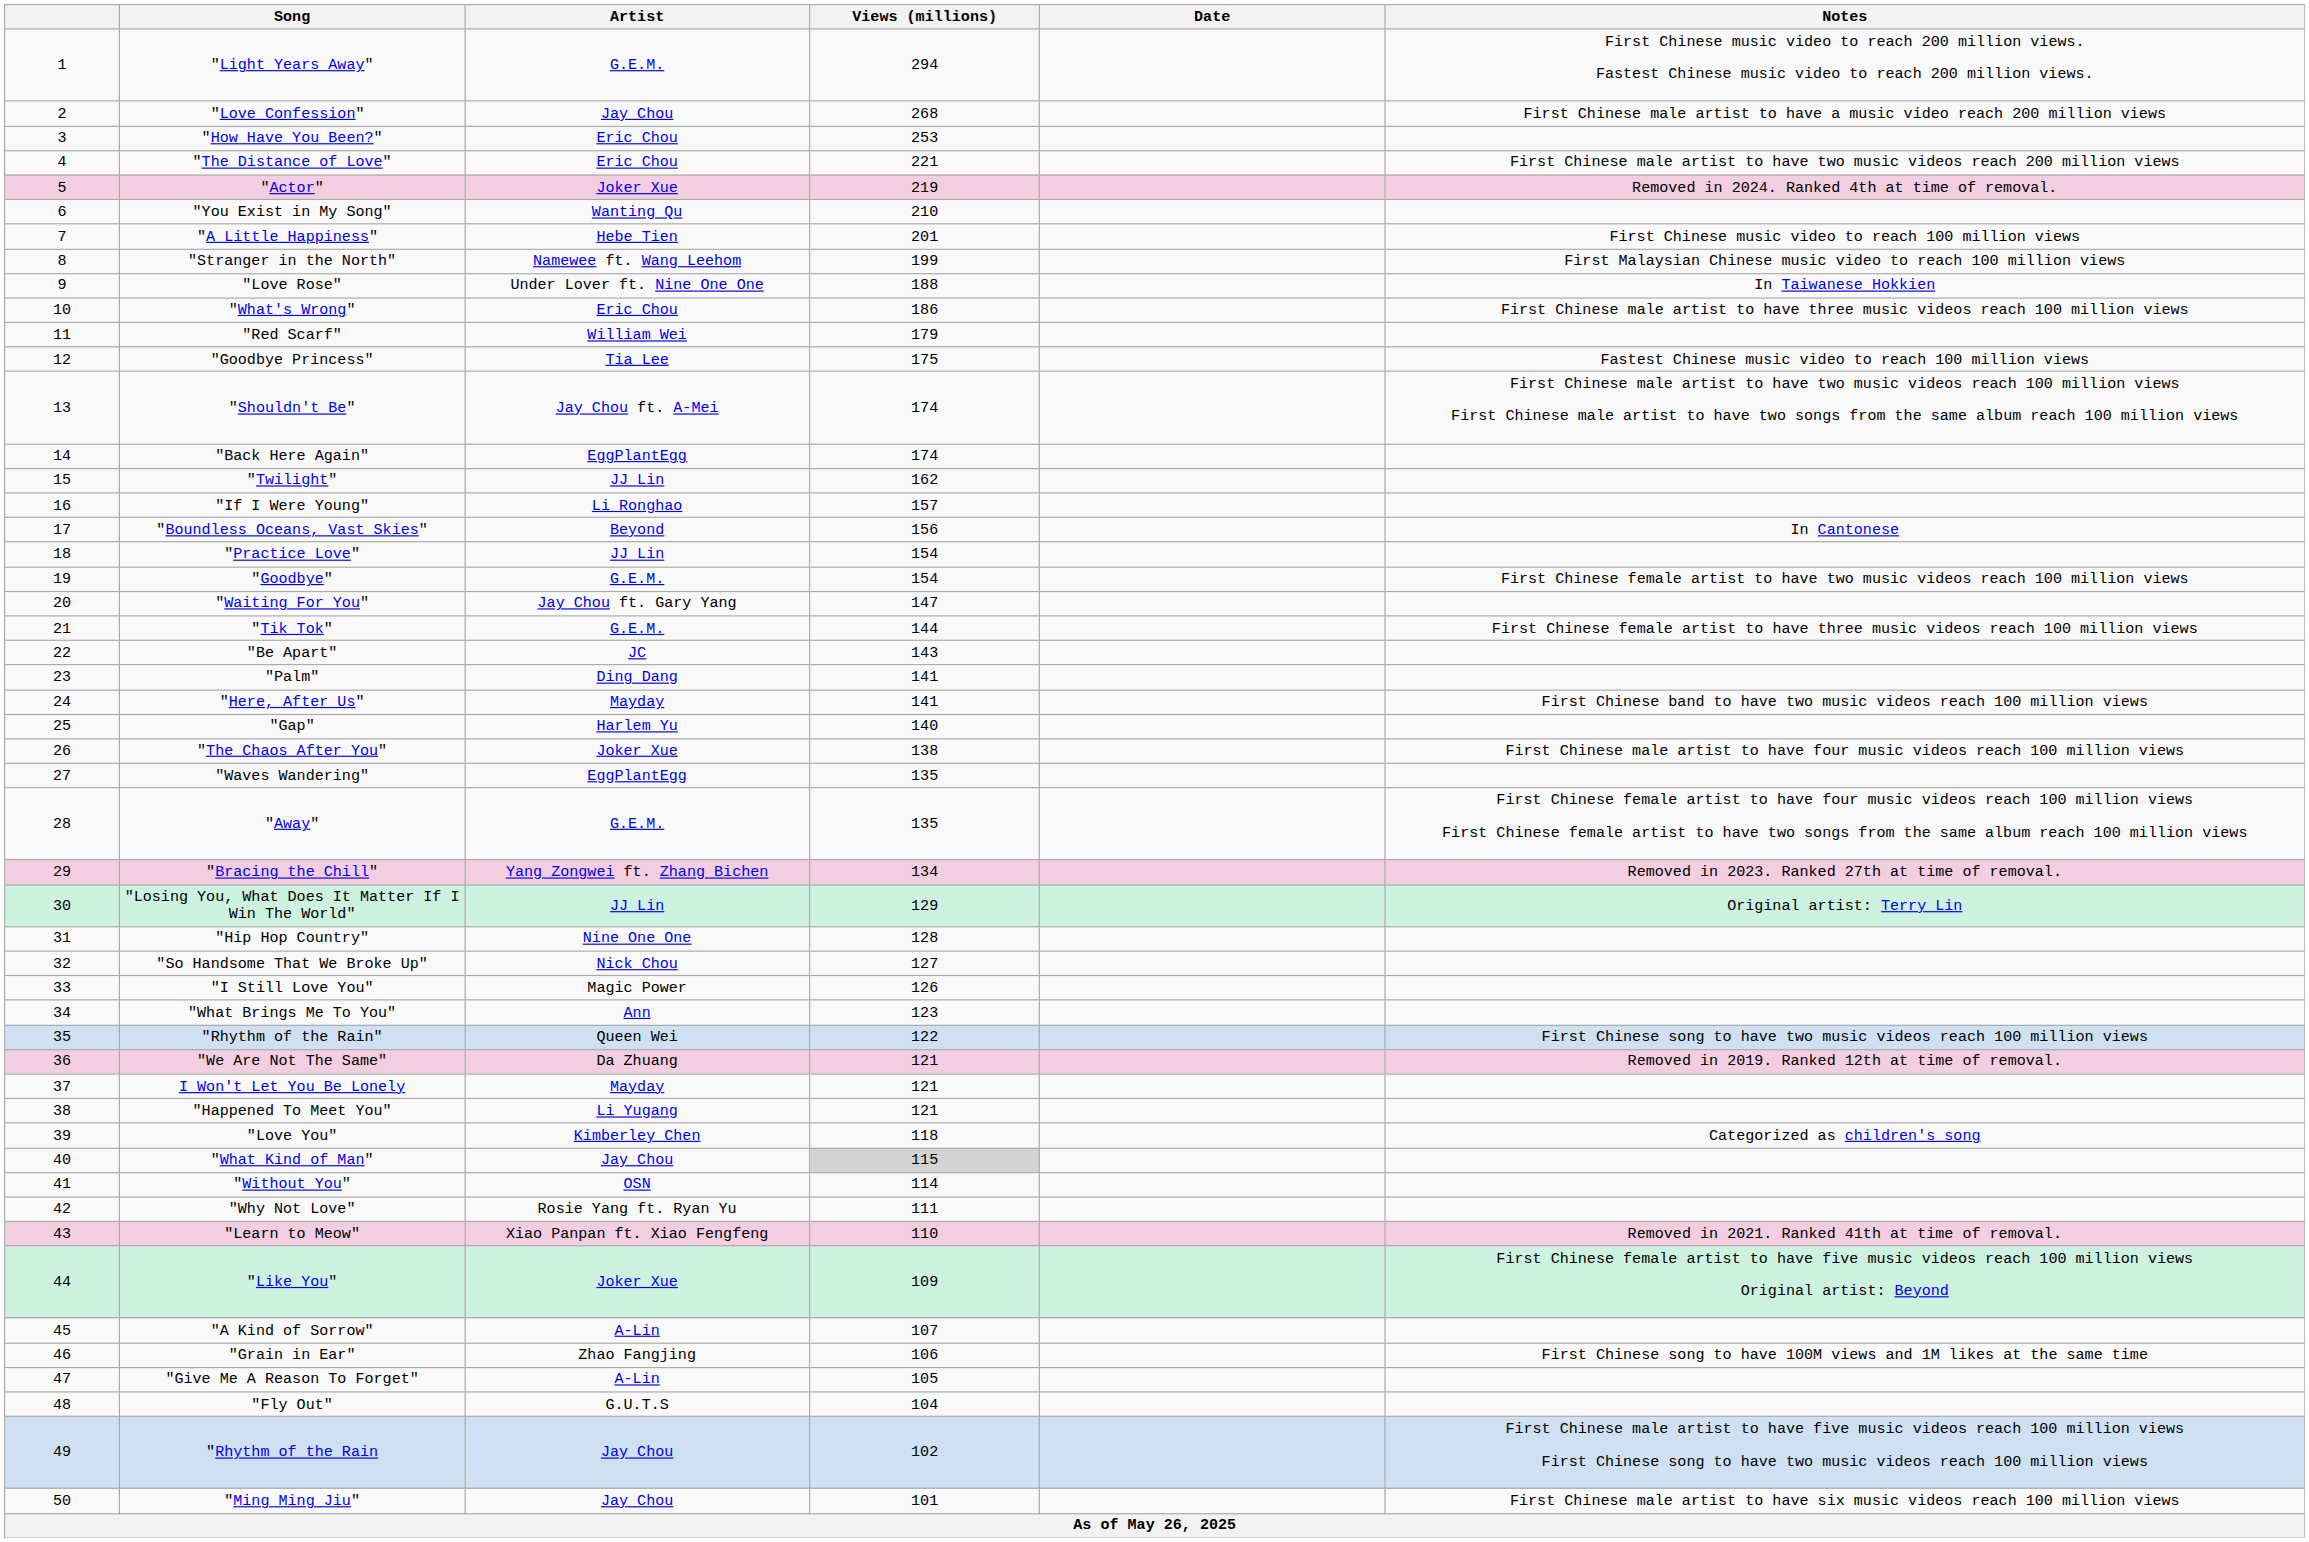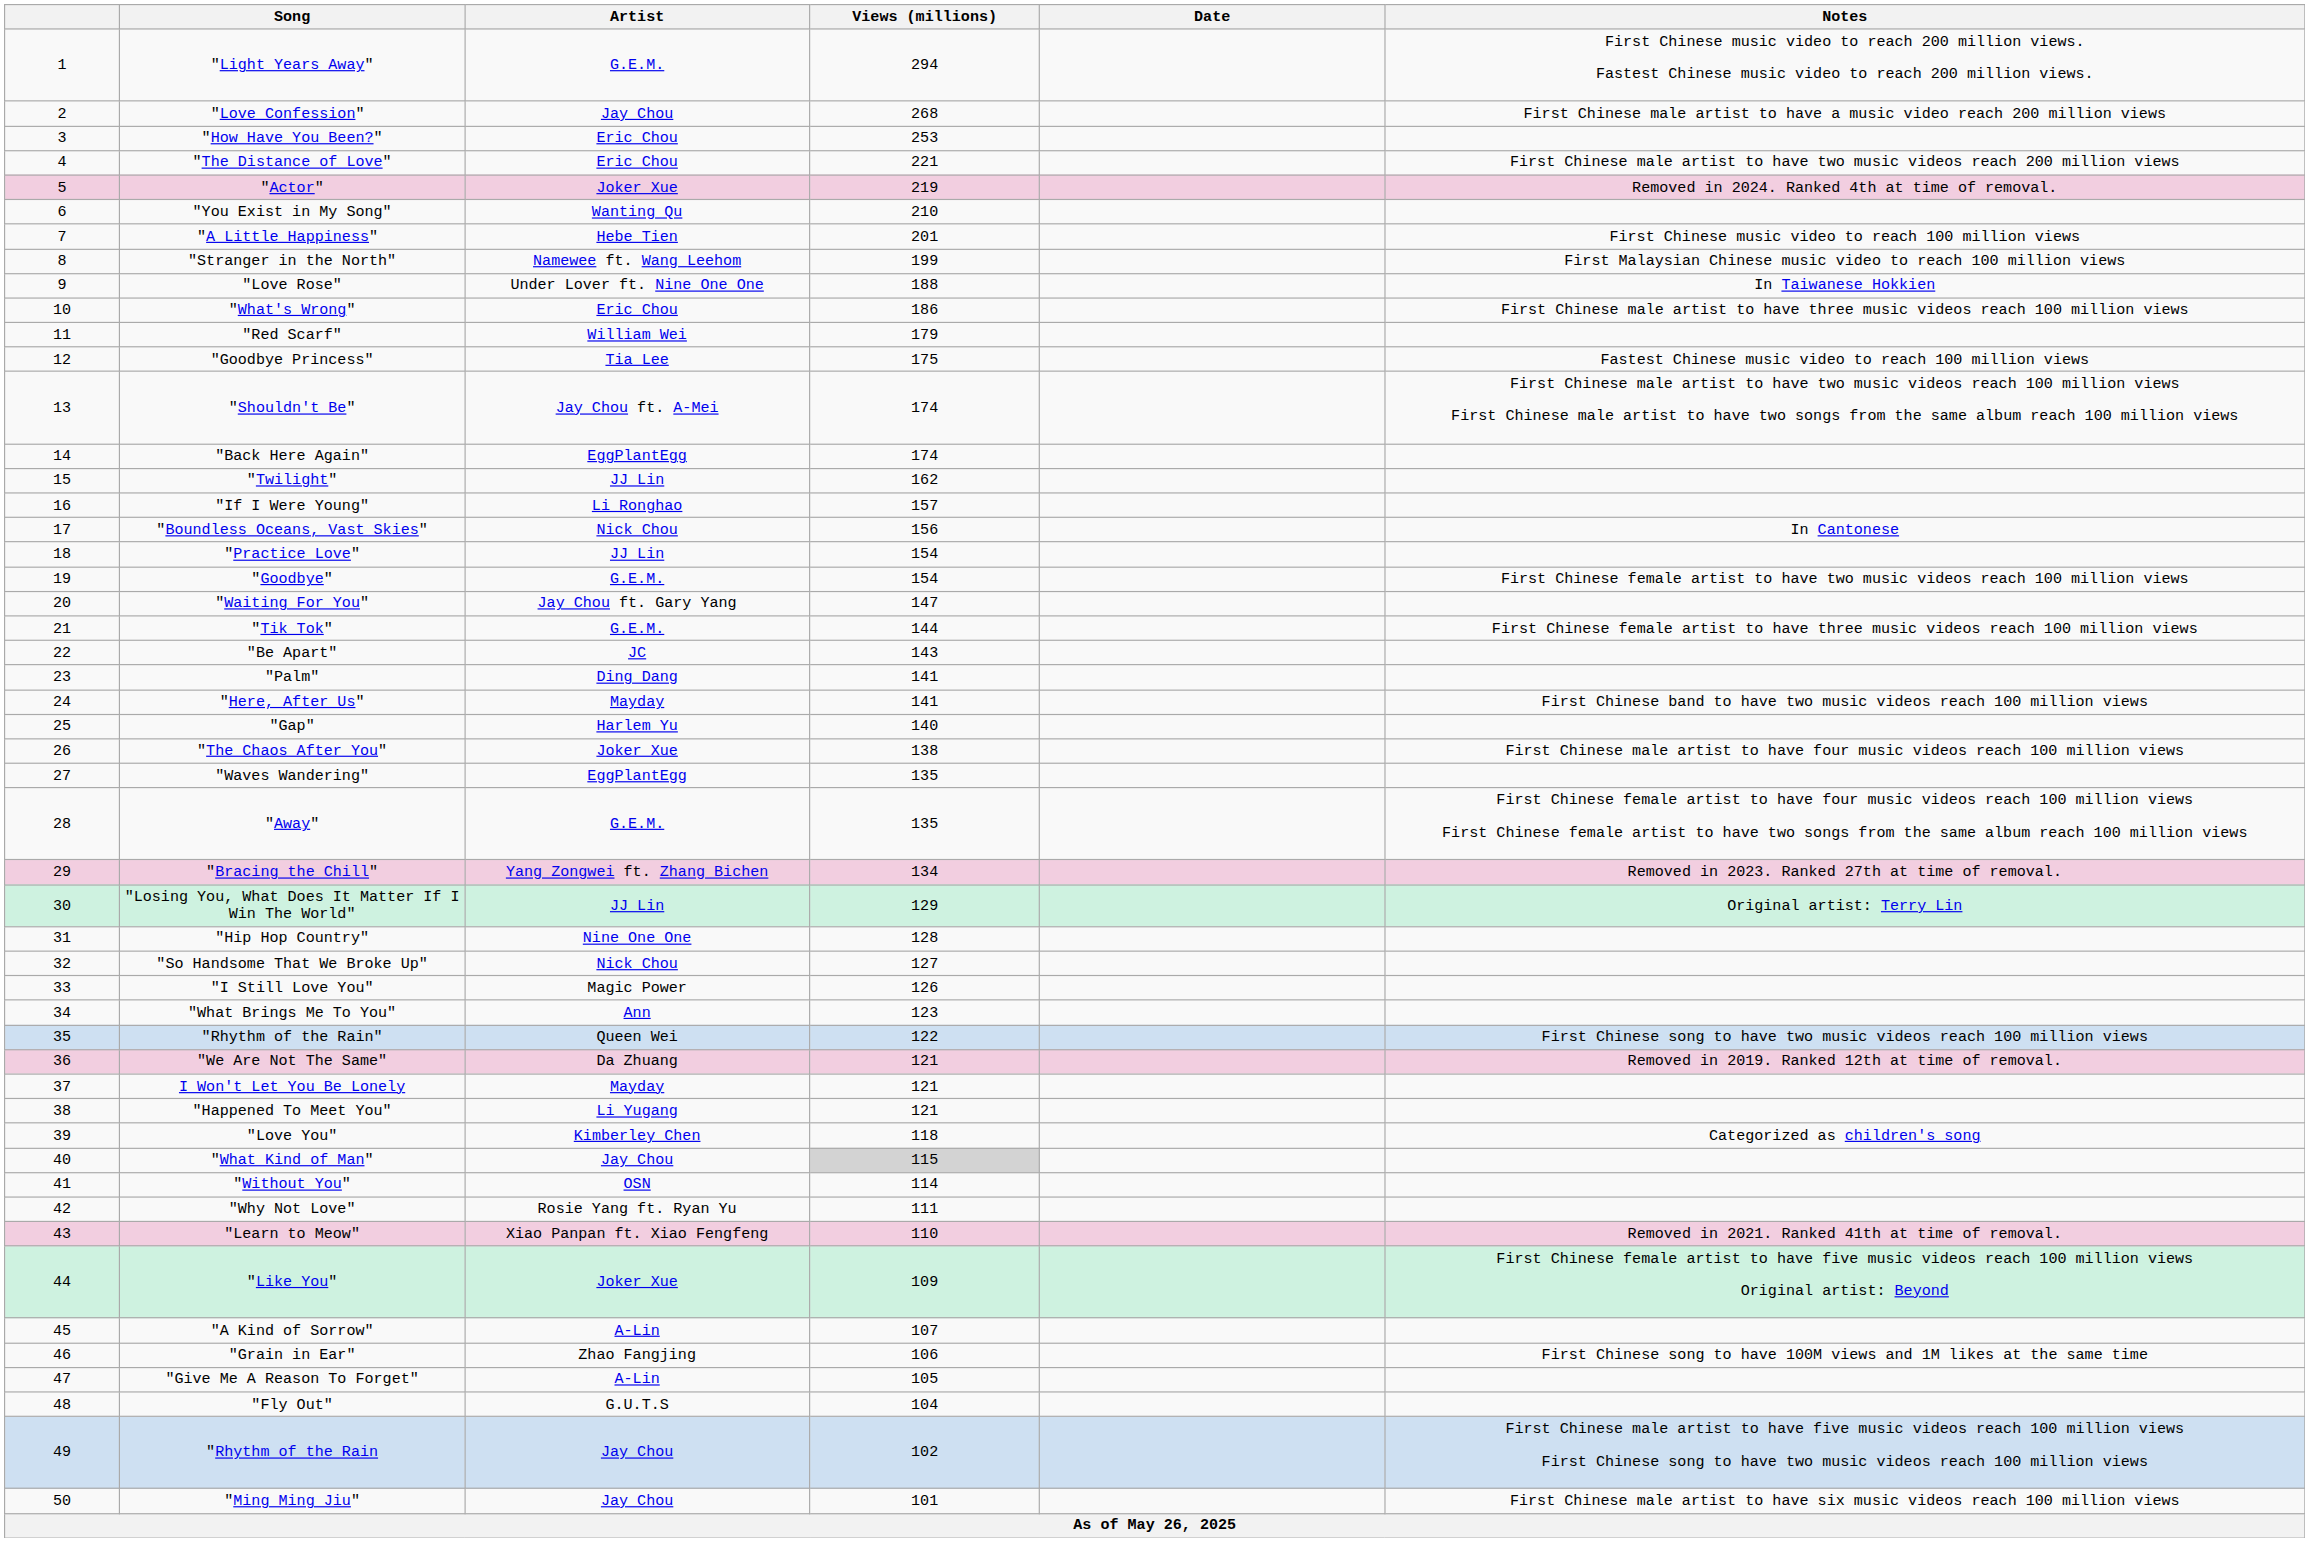(637, 530) Beyond -> (637, 530) Nick Chou
